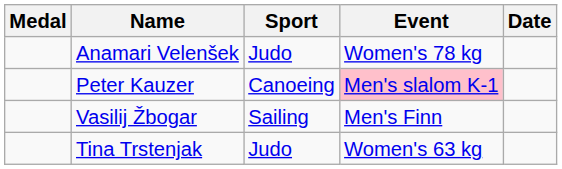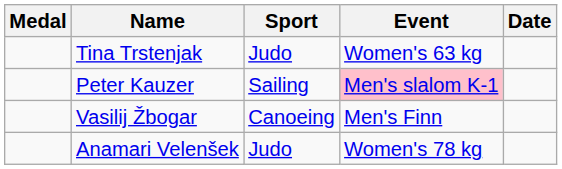rows swapped: (139, 149) <-> (157, 53)
(291, 85) Canoeing -> (279, 85) Sailing
(279, 117) Sailing -> (291, 117) Canoeing
